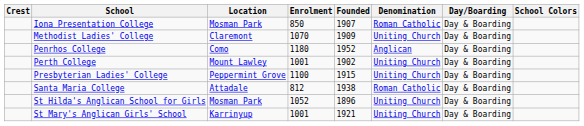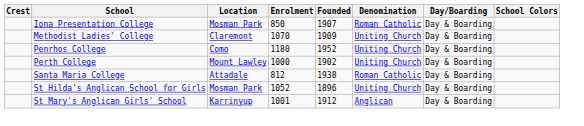(393, 50) Anglican -> (388, 50) Uniting Church
(299, 62) 1001 -> (280, 62) 1000
- row: (101, 75)
(346, 114) 1921 -> (327, 101) 1912
(407, 114) Uniting Church -> (374, 101) Anglican
